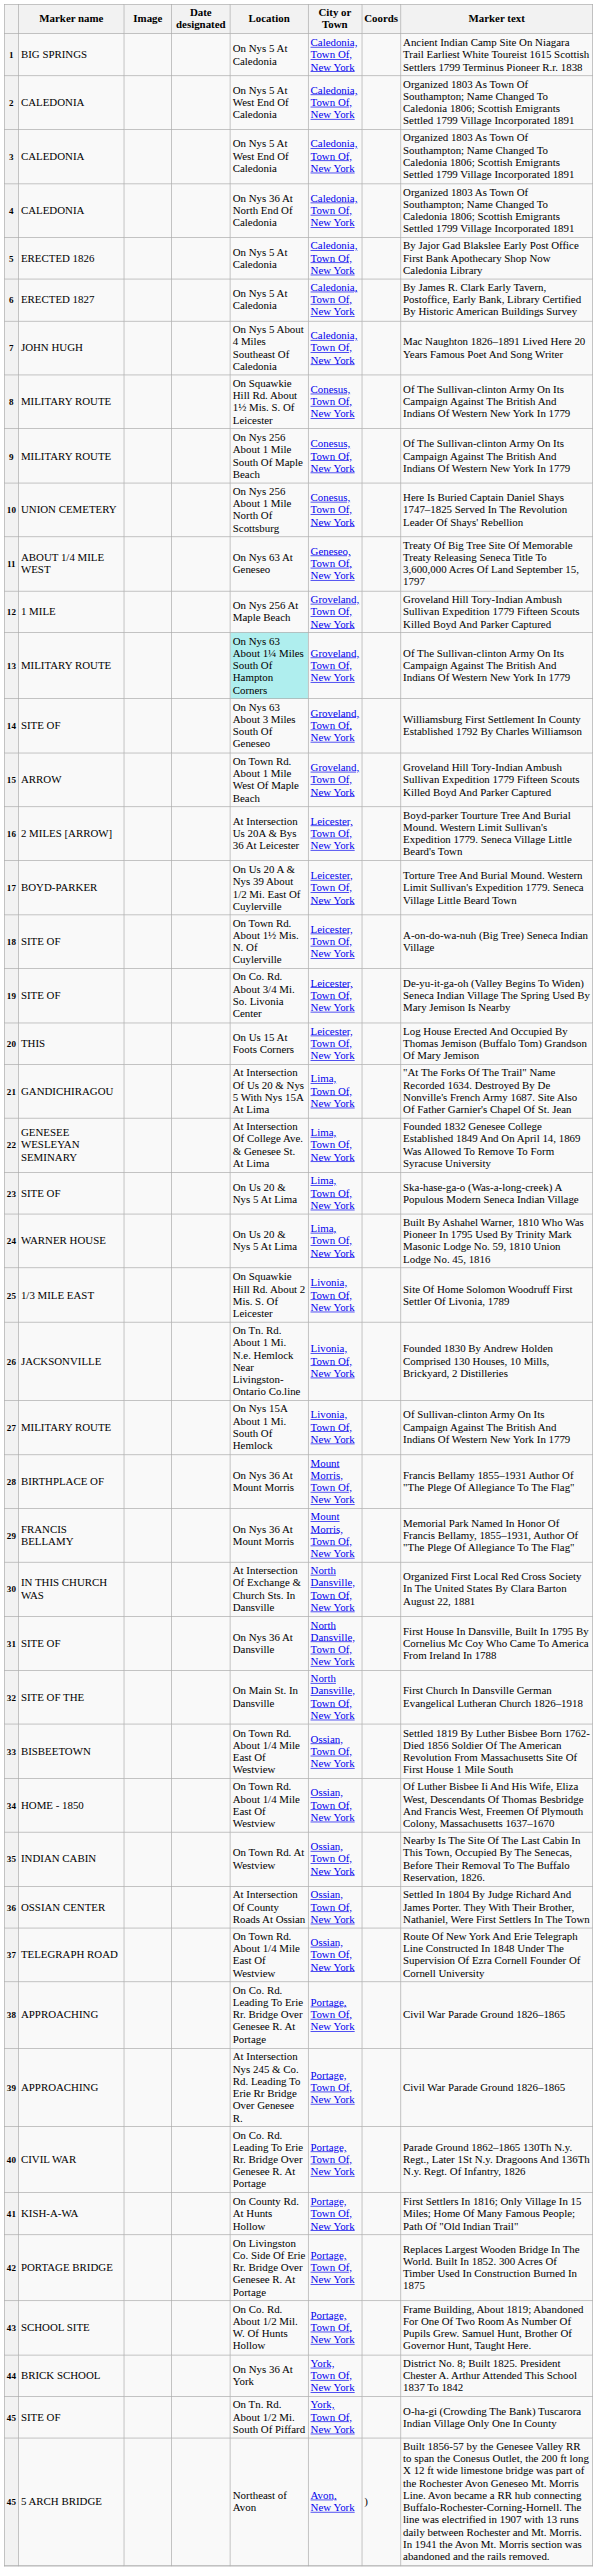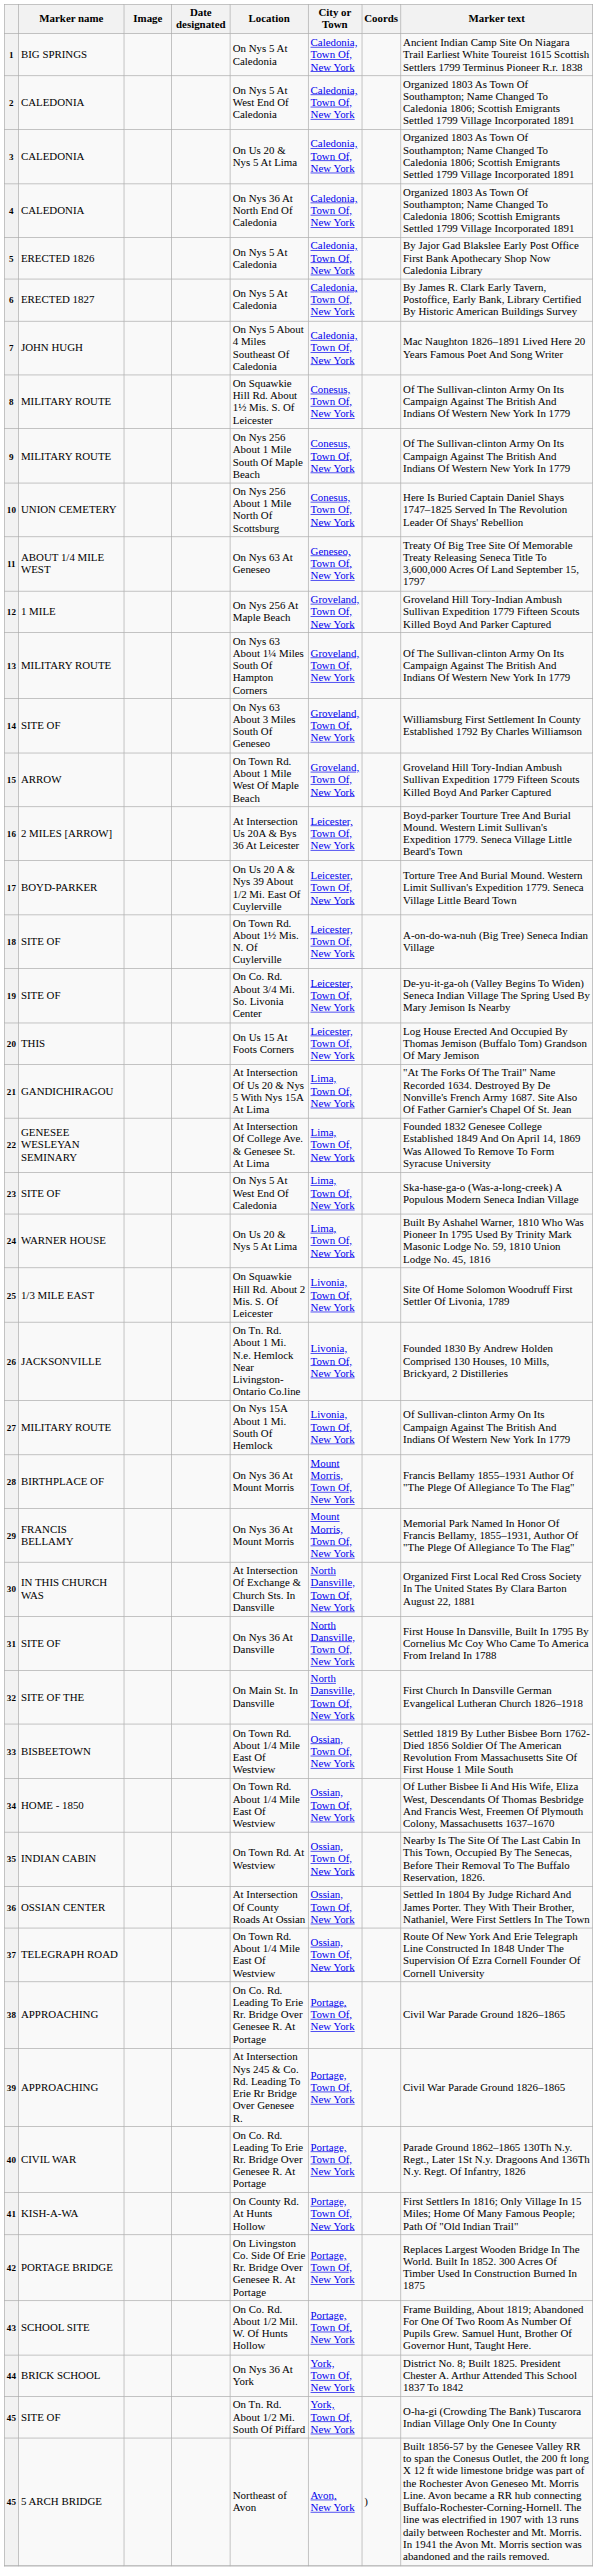(261, 156) On Nys 5 At West End Of Caledonia -> (265, 156) On Us 20 & Nys 5 At Lima
(268, 665) paleturquoise background -> (268, 665) no background
(265, 1193) On Us 20 & Nys 5 At Lima -> (261, 1193) On Nys 5 At West End Of Caledonia
